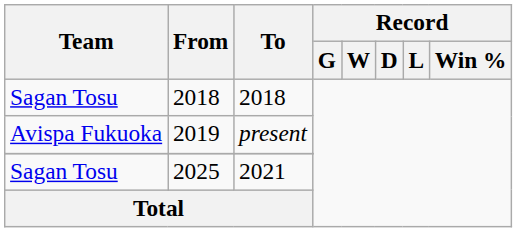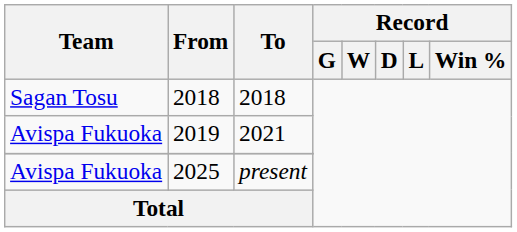(273, 134) present -> (262, 134) 2021
(64, 171) Sagan Tosu -> (86, 171) Avispa Fukuoka
(262, 171) 2021 -> (273, 171) present
